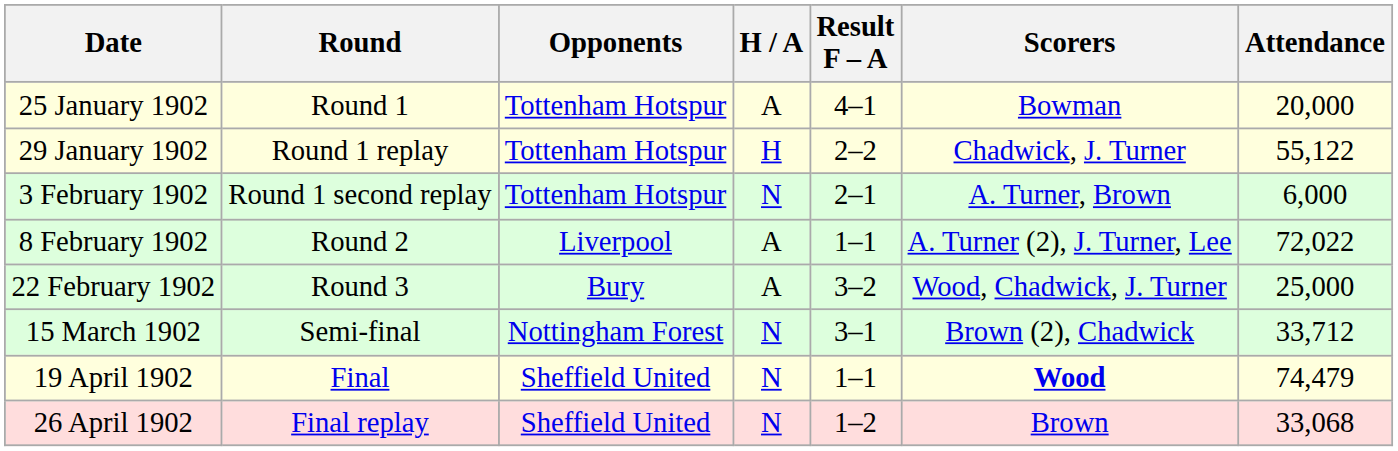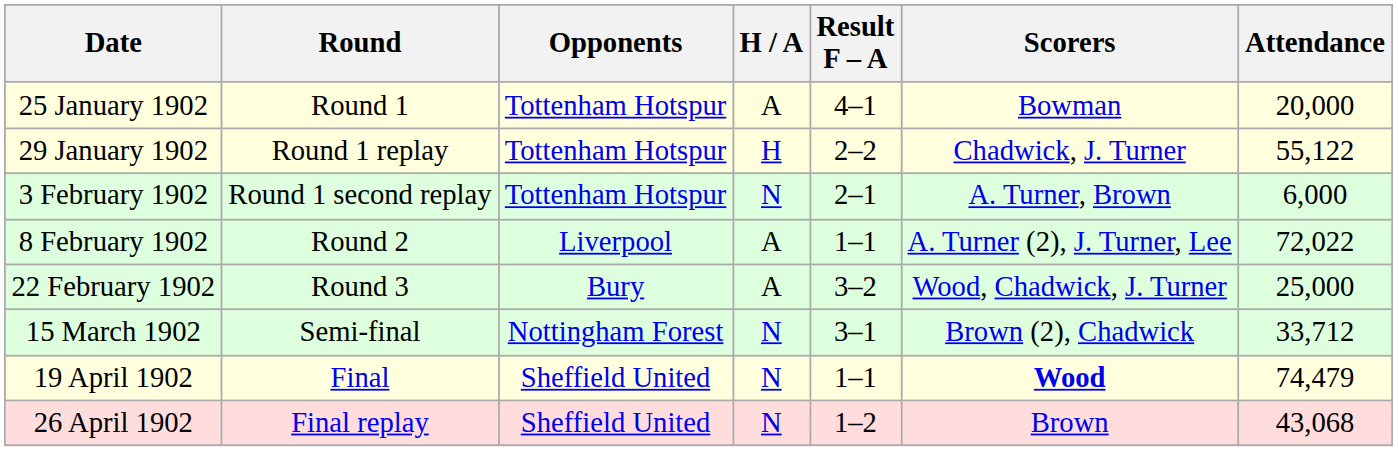(1315, 422) 33,068 -> (1315, 422) 43,068
